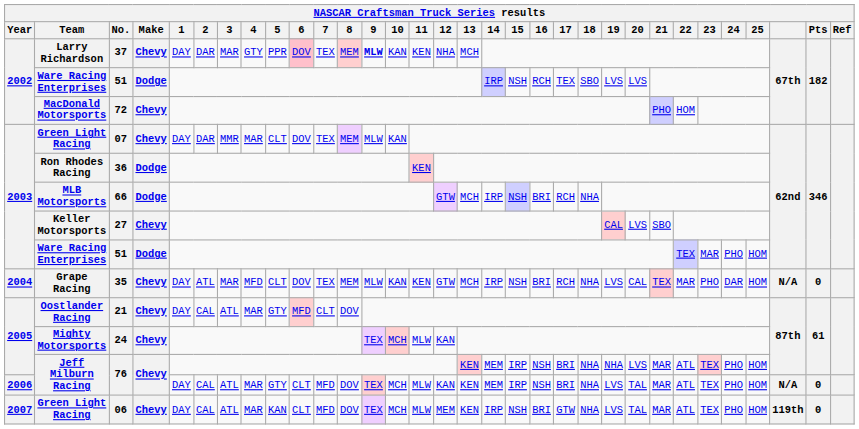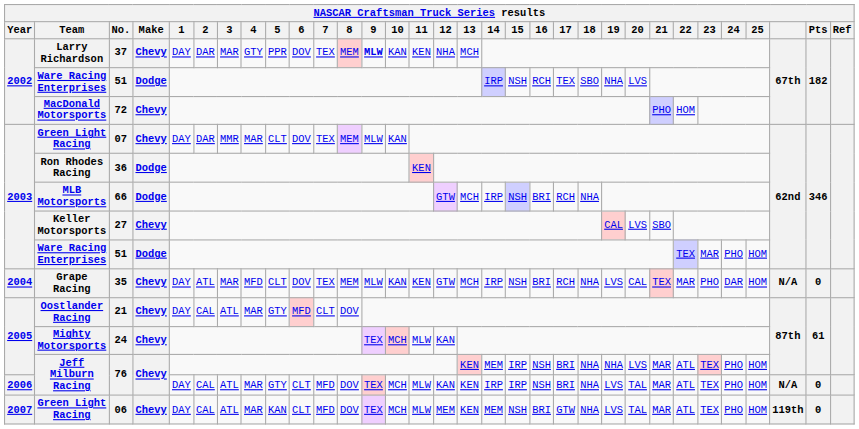(301, 53) pink background -> (301, 53) no background
(614, 81) LVS -> (614, 81) NHA
(494, 385) MEM -> (494, 385) IRP
(494, 409) IRP -> (494, 409) MEM
